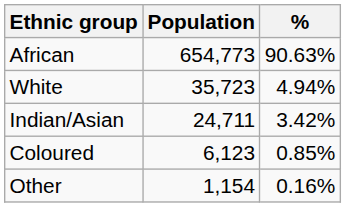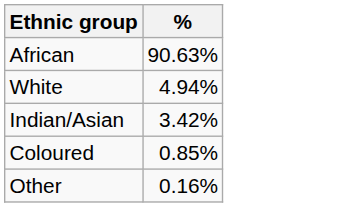- column: (201, 21)
